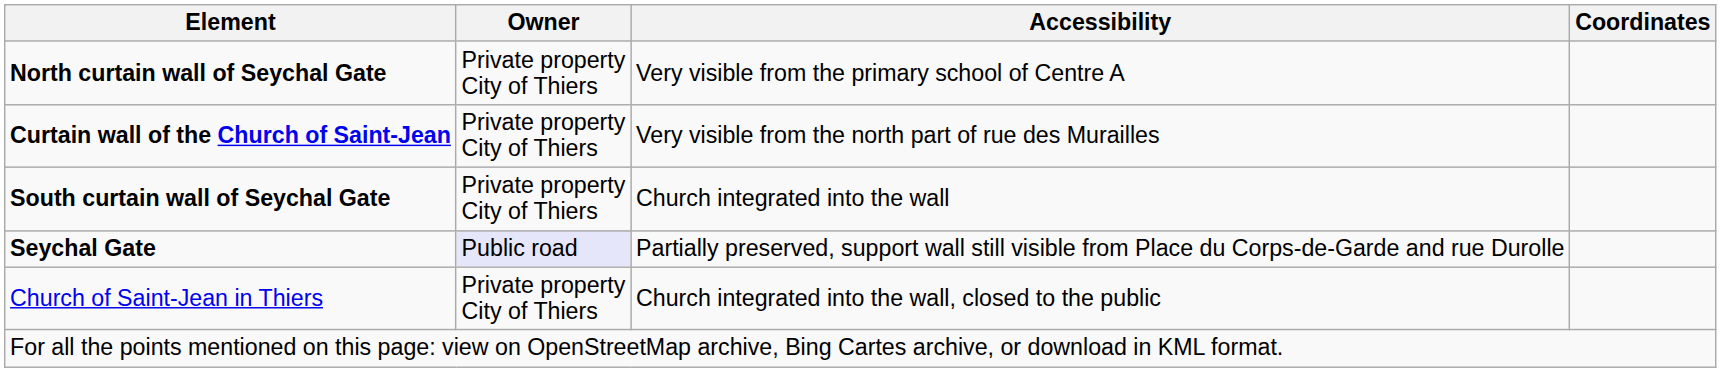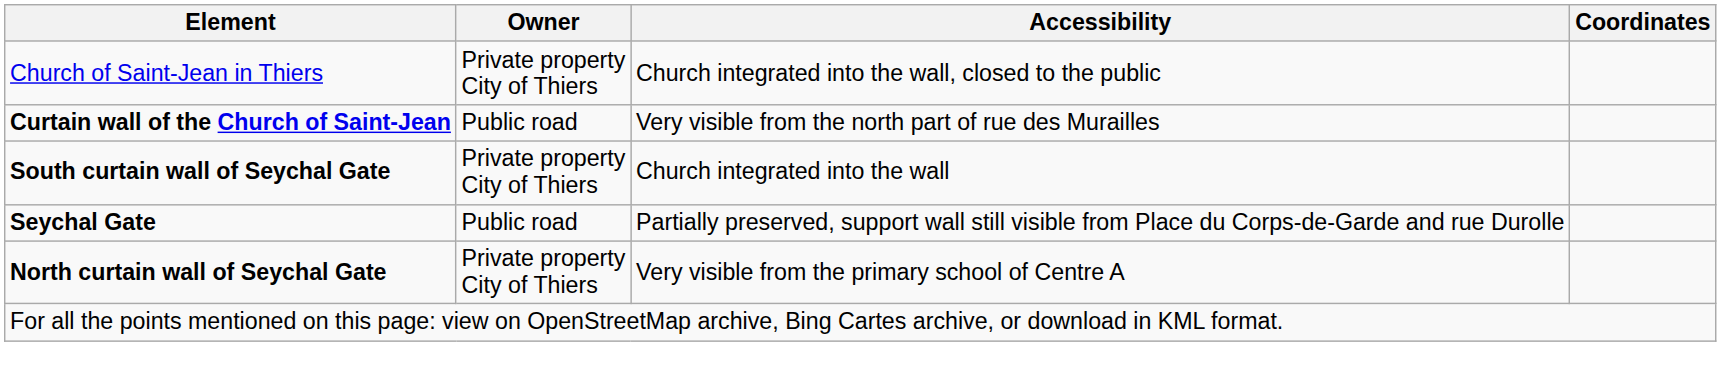rows swapped: (167, 298) <-> (198, 72)
(543, 135) Private property City of Thiers -> (520, 122) Public road
(520, 248) lavender background -> (520, 222) no background
